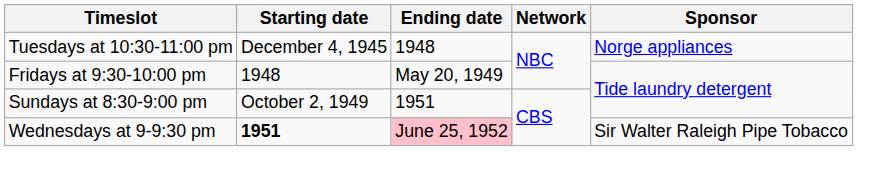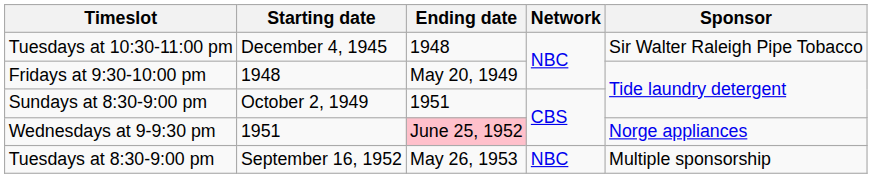(663, 46) Norge appliances -> (736, 46) Sir Walter Raleigh Pipe Tobacco
(261, 131) bold -> (261, 131) normal
(721, 131) Sir Walter Raleigh Pipe Tobacco -> (678, 131) Norge appliances
+ row: (111, 159)
